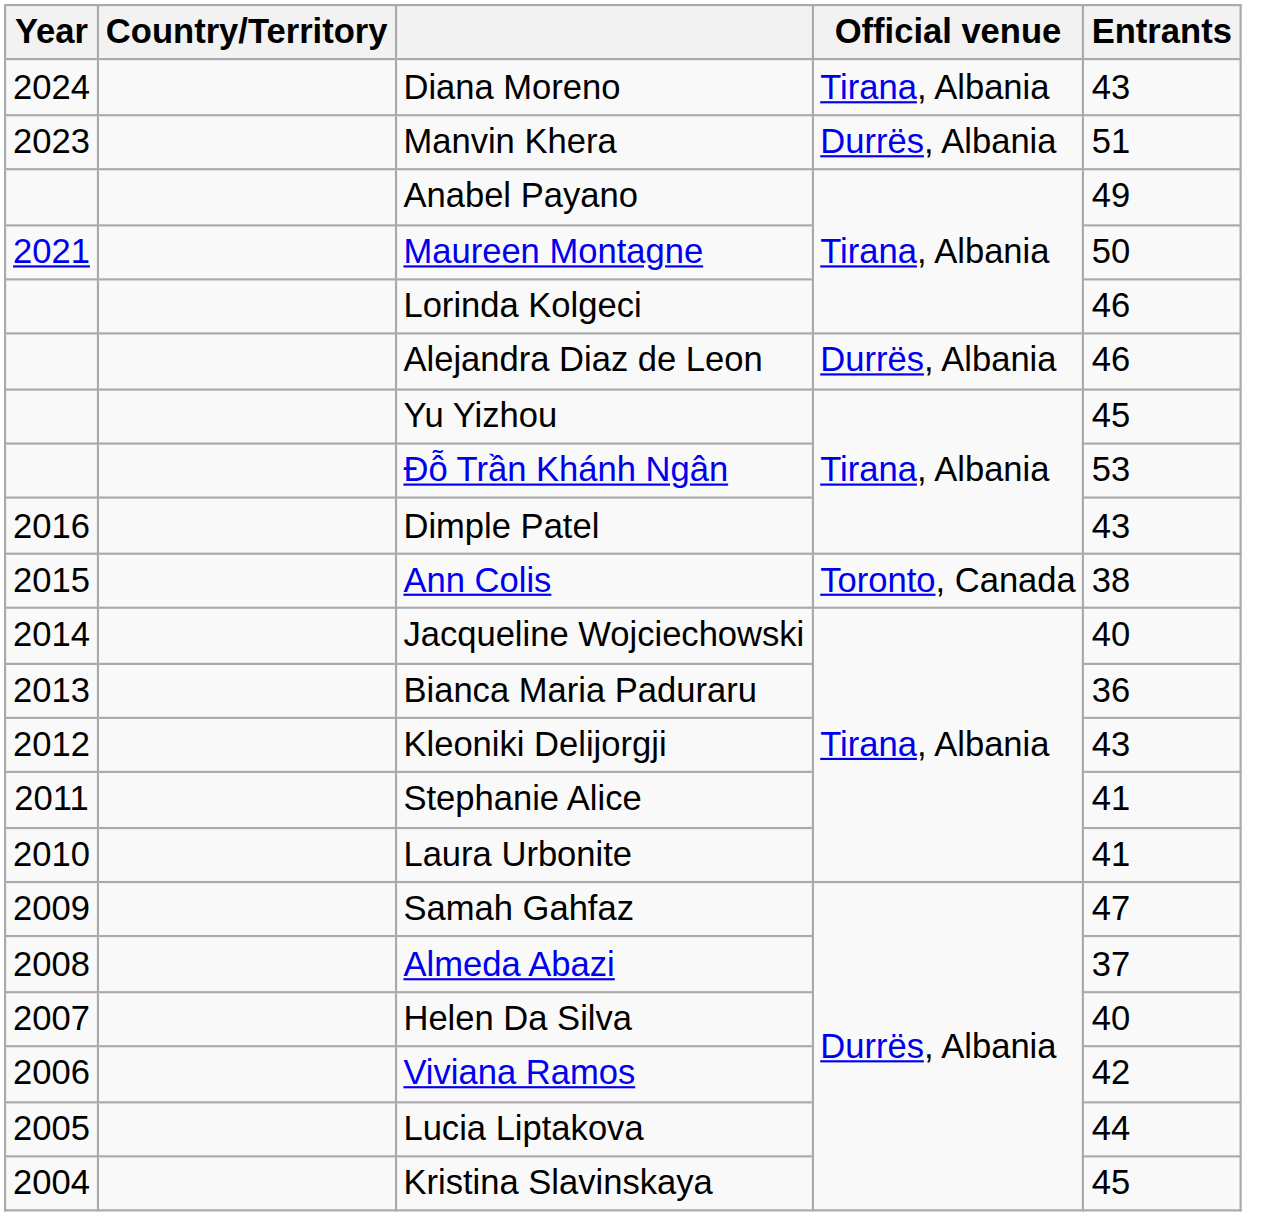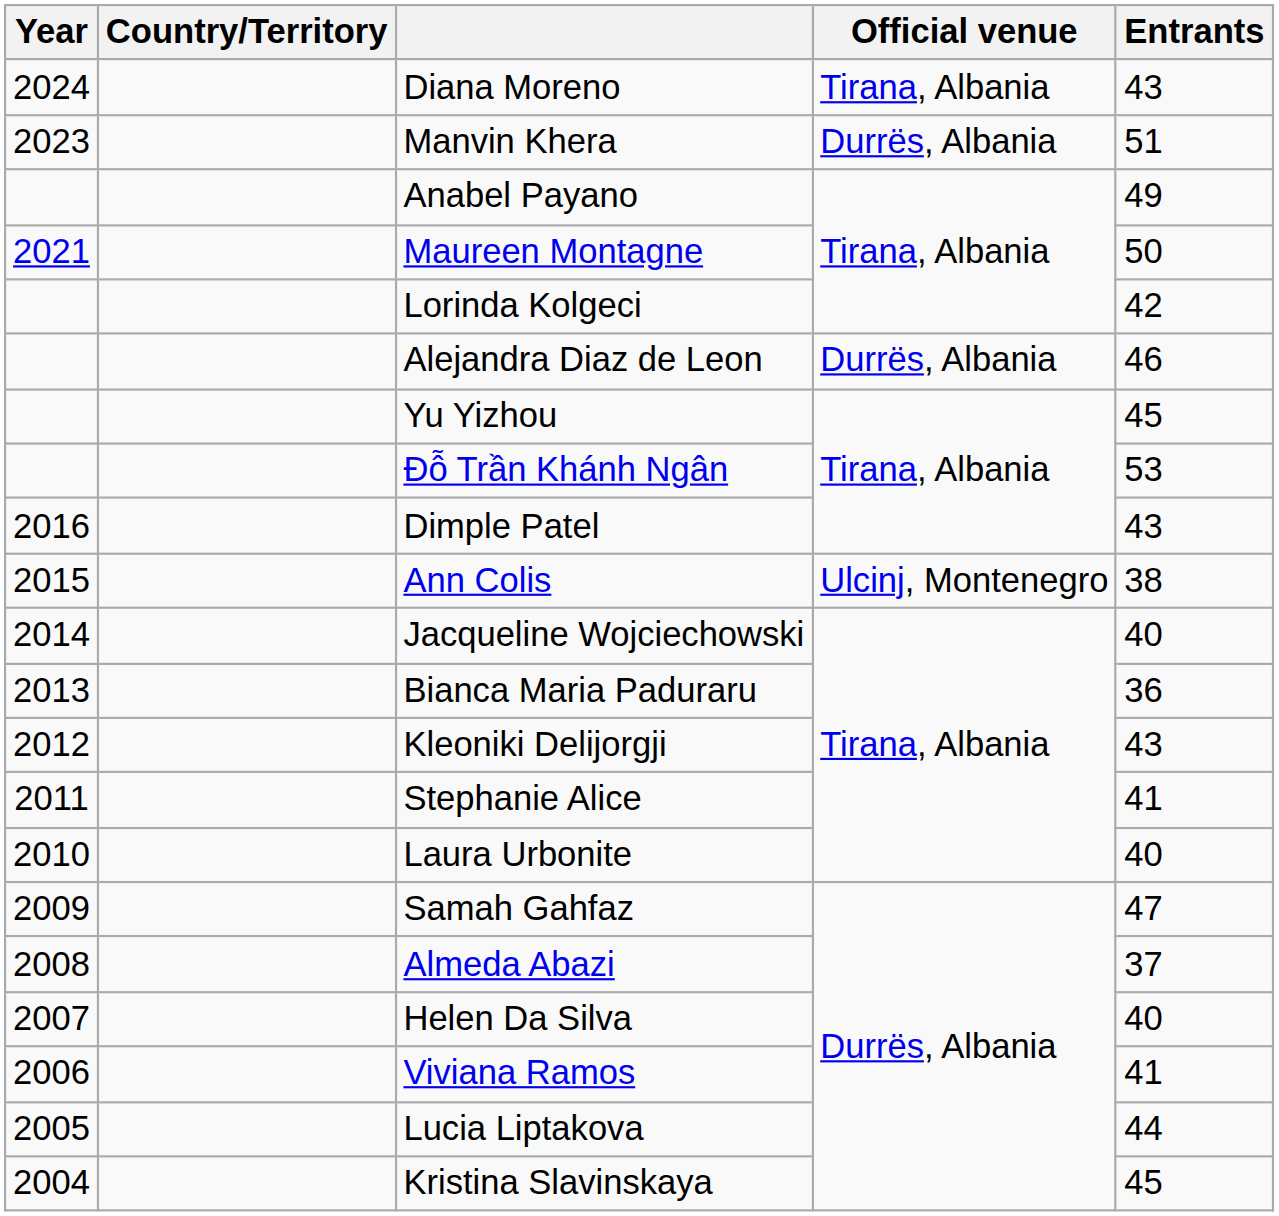(1111, 305) 46 -> (1144, 305) 42
(948, 580) Toronto, Canada -> (964, 580) Ulcinj, Montenegro
(1111, 854) 41 -> (1144, 854) 40
(1111, 1073) 42 -> (1144, 1073) 41
